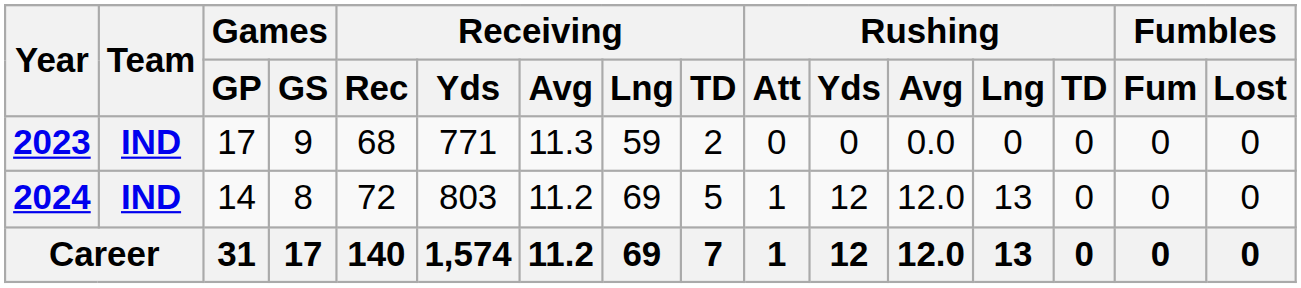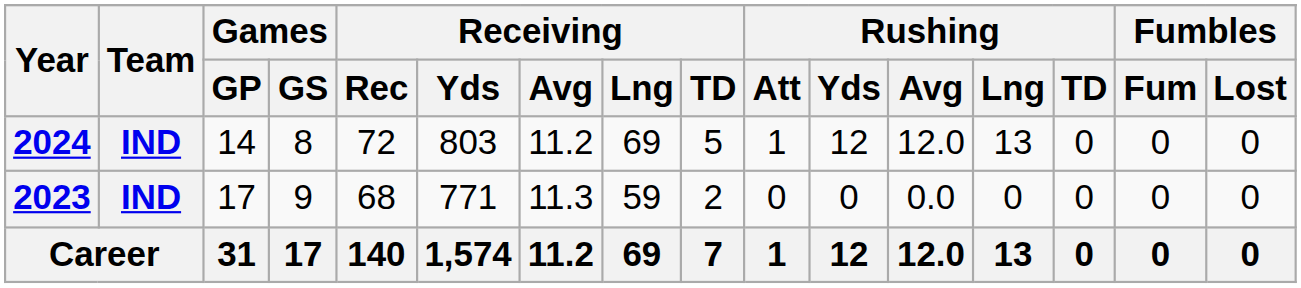rows swapped: (52, 142) <-> (52, 198)
